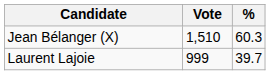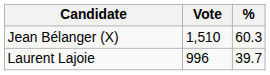(197, 59) 999 -> (197, 59) 996
